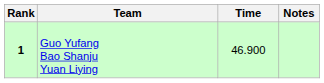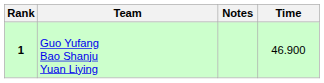columns swapped: (248, 13) <-> (299, 13)
